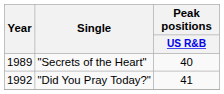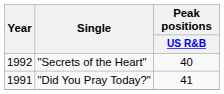(20, 62) 1989 -> (20, 62) 1992
(20, 80) 1992 -> (20, 80) 1991
